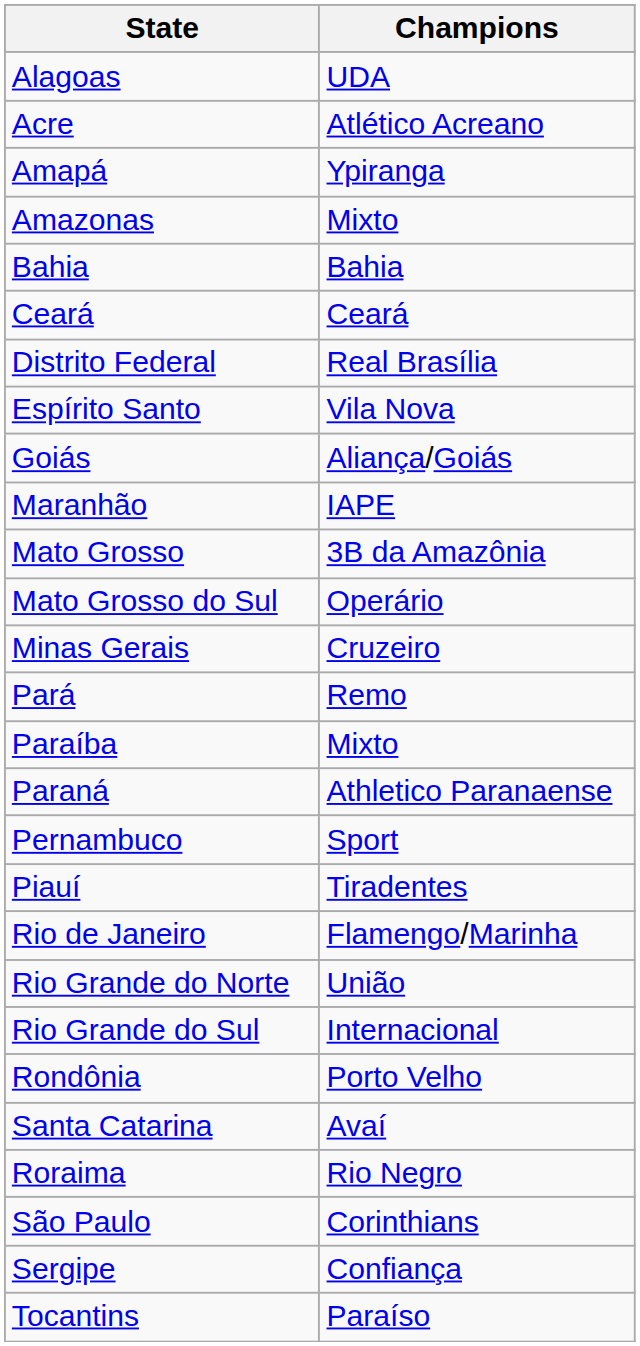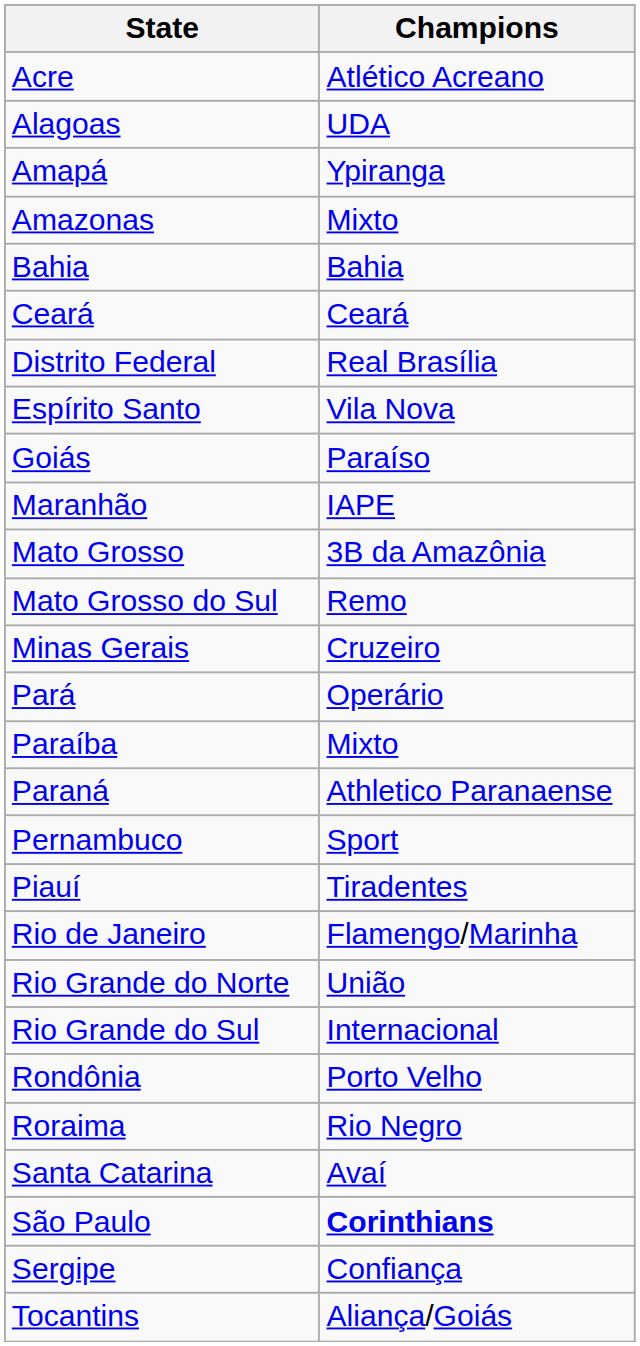rows swapped: (43, 123) <-> (66, 76)
(419, 457) Aliança/Goiás -> (378, 457) Paraíso
(385, 600) Operário -> (367, 600) Remo
(367, 696) Remo -> (385, 696) Operário
rows swapped: (69, 1173) <-> (112, 1125)
(403, 1220) normal -> (410, 1220) bold
(378, 1316) Paraíso -> (419, 1316) Aliança/Goiás
